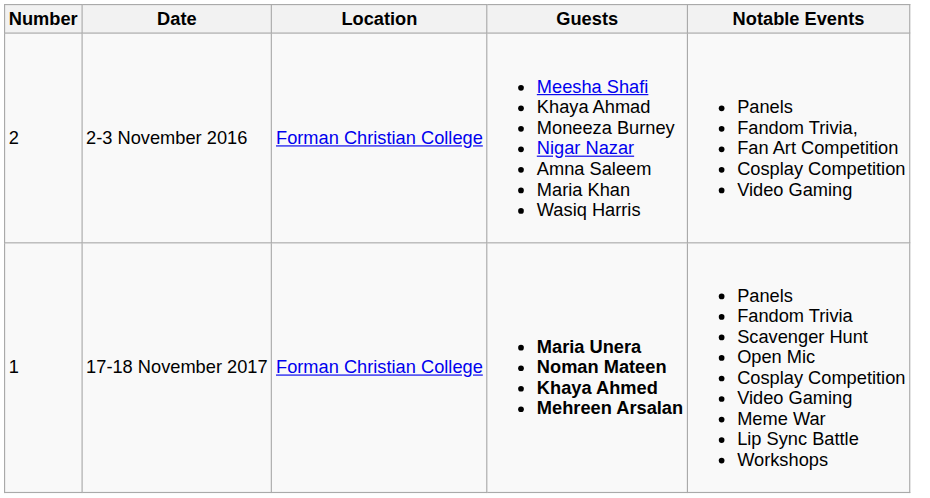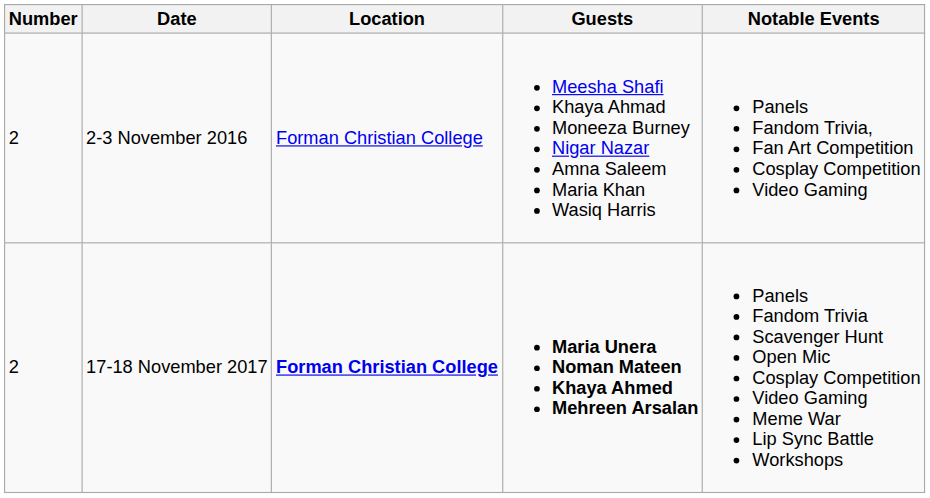(14, 367) 1 -> (14, 367) 2
(379, 367) normal -> (387, 367) bold
